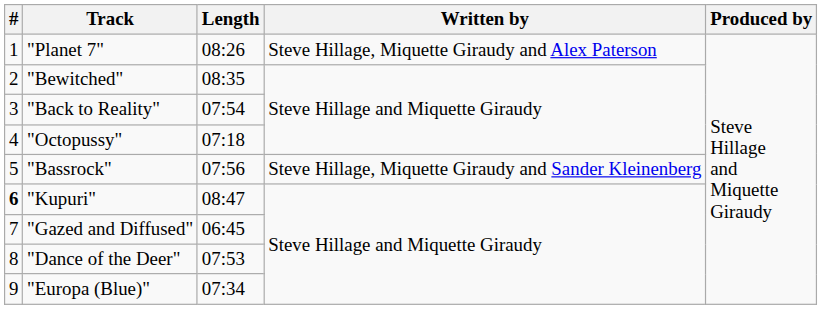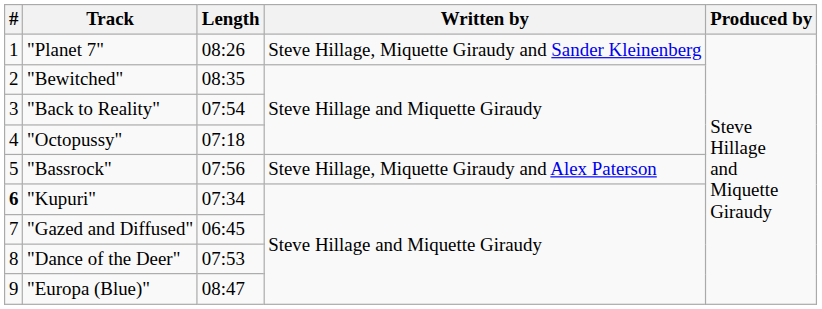(463, 49) Steve Hillage, Miquette Giraudy and Alex Paterson -> (485, 49) Steve Hillage, Miquette Giraudy and Sander Kleinenberg
(485, 169) Steve Hillage, Miquette Giraudy and Sander Kleinenberg -> (463, 169) Steve Hillage, Miquette Giraudy and Alex Paterson
(223, 199) 08:47 -> (223, 199) 07:34
(223, 288) 07:34 -> (223, 288) 08:47
